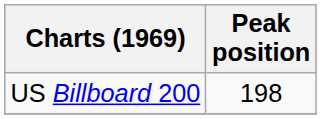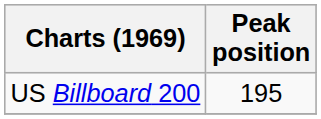(261, 93) 198 -> (261, 93) 195
